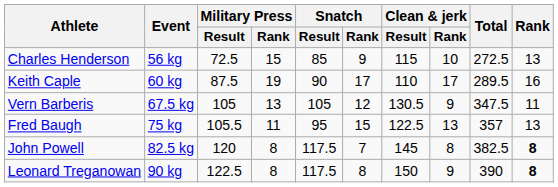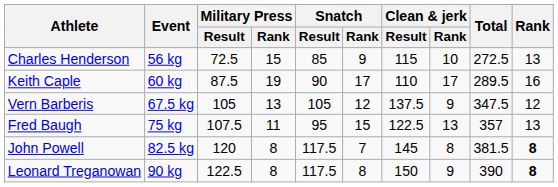(406, 104) 130.5 -> (406, 104) 137.5
(533, 104) 11 -> (533, 104) 12
(224, 126) 105.5 -> (224, 126) 107.5
(491, 149) 382.5 -> (491, 149) 381.5
